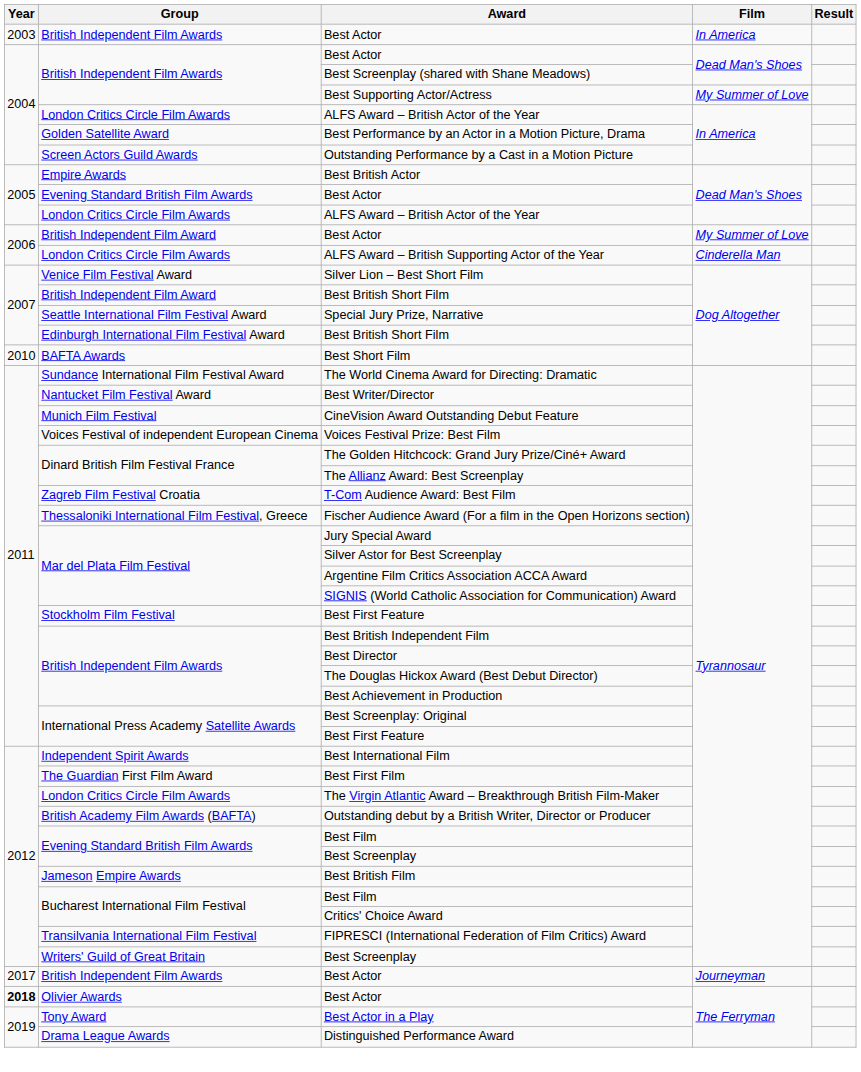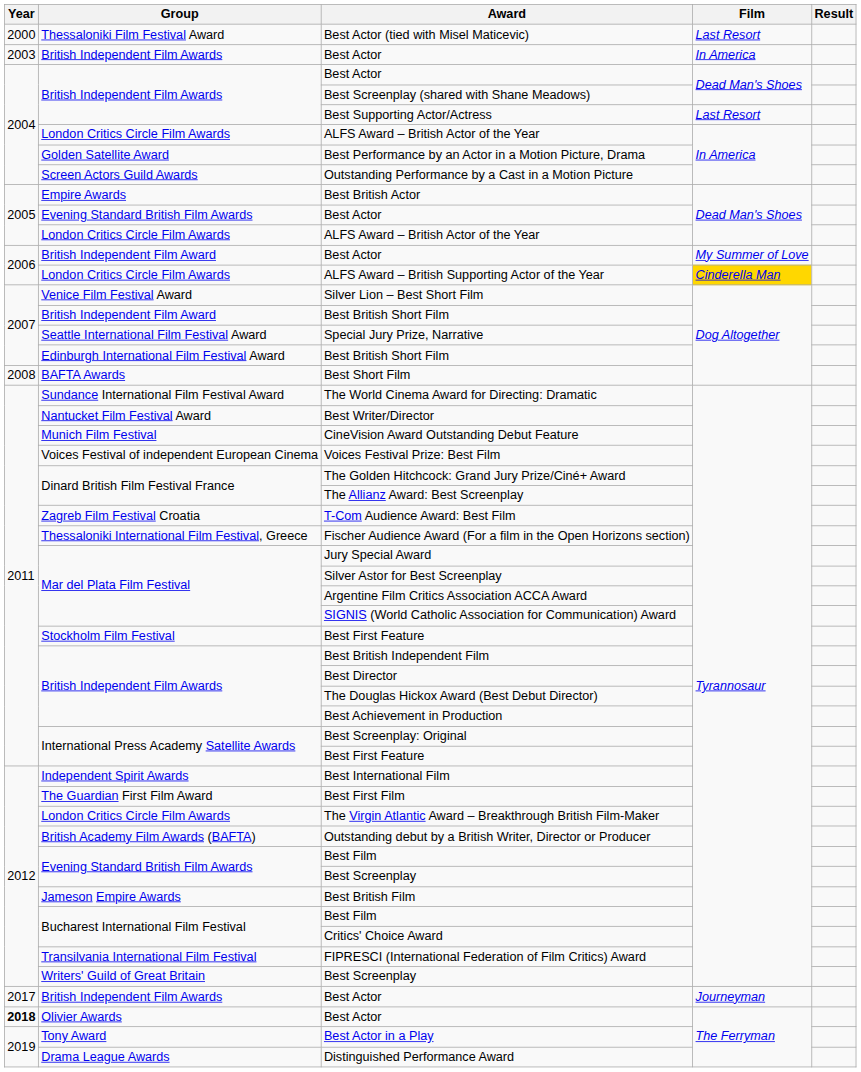+ row: (133, 34)
(752, 94) My Summer of Love -> (728, 114) Last Resort
(738, 255) no background -> (738, 275) gold background
(21, 355) 2010 -> (21, 375) 2008
